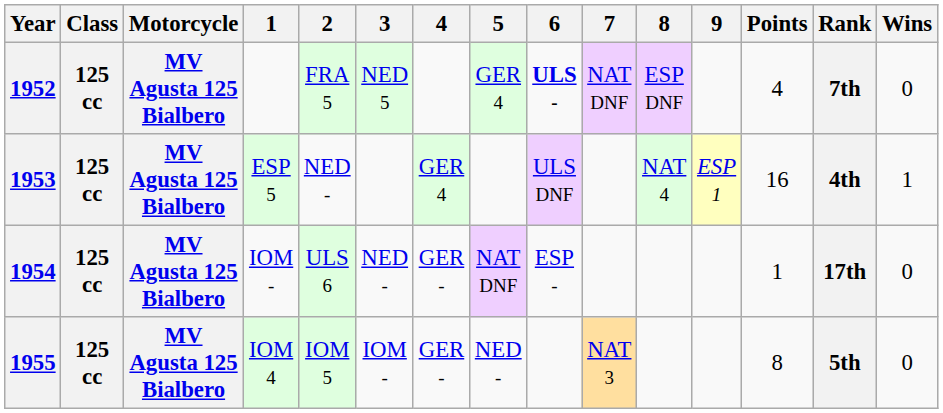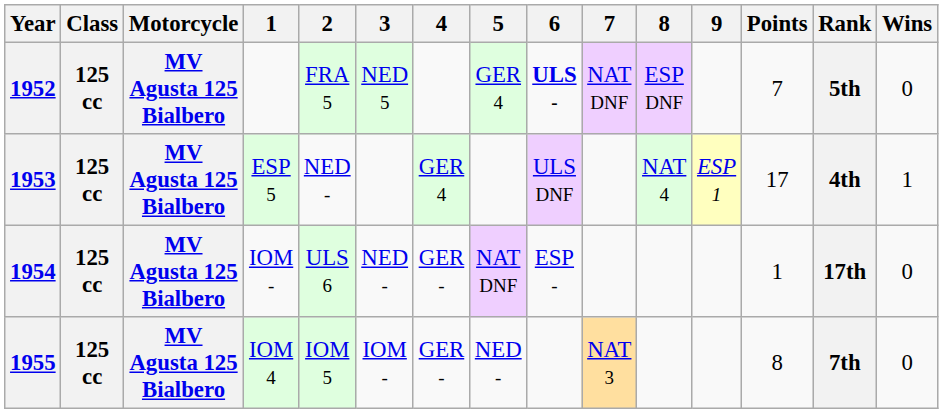(777, 88) 4 -> (777, 88) 7
(845, 88) 7th -> (845, 88) 5th
(777, 179) 16 -> (777, 179) 17
(845, 362) 5th -> (845, 362) 7th
